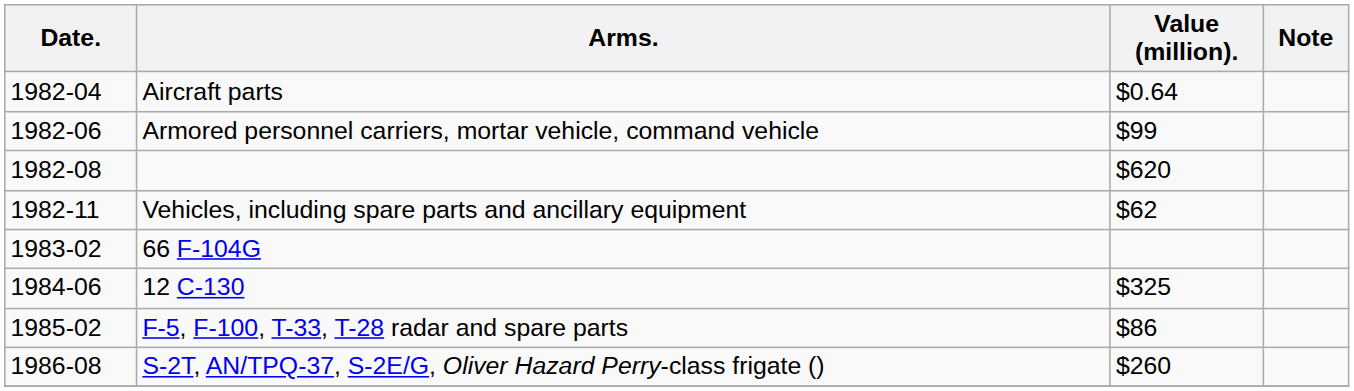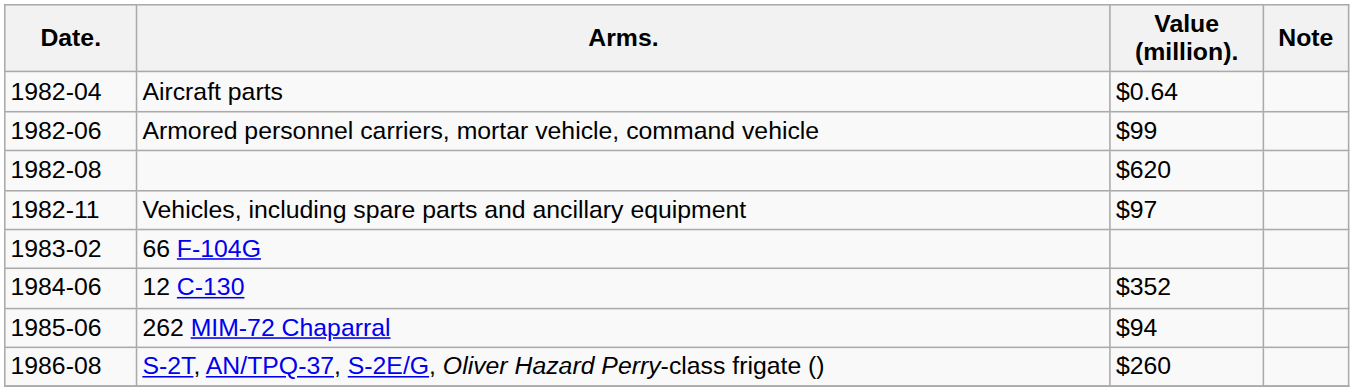(1137, 209) $62 -> (1137, 209) $97
(1144, 288) $325 -> (1144, 288) $352
- row: (56, 327)
+ row: (56, 327)
